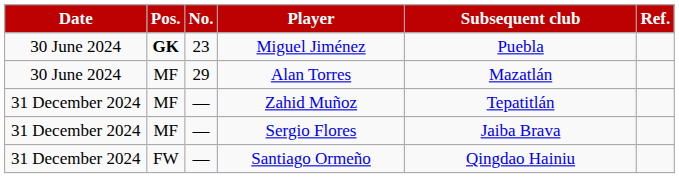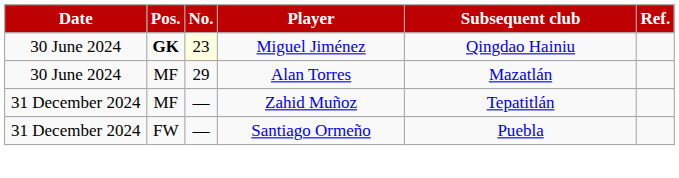(201, 46) no background -> (201, 46) lightyellow background
(521, 46) Puebla -> (521, 46) Qingdao Hainiu
- row: (311, 131)
(521, 159) Qingdao Hainiu -> (521, 131) Puebla
